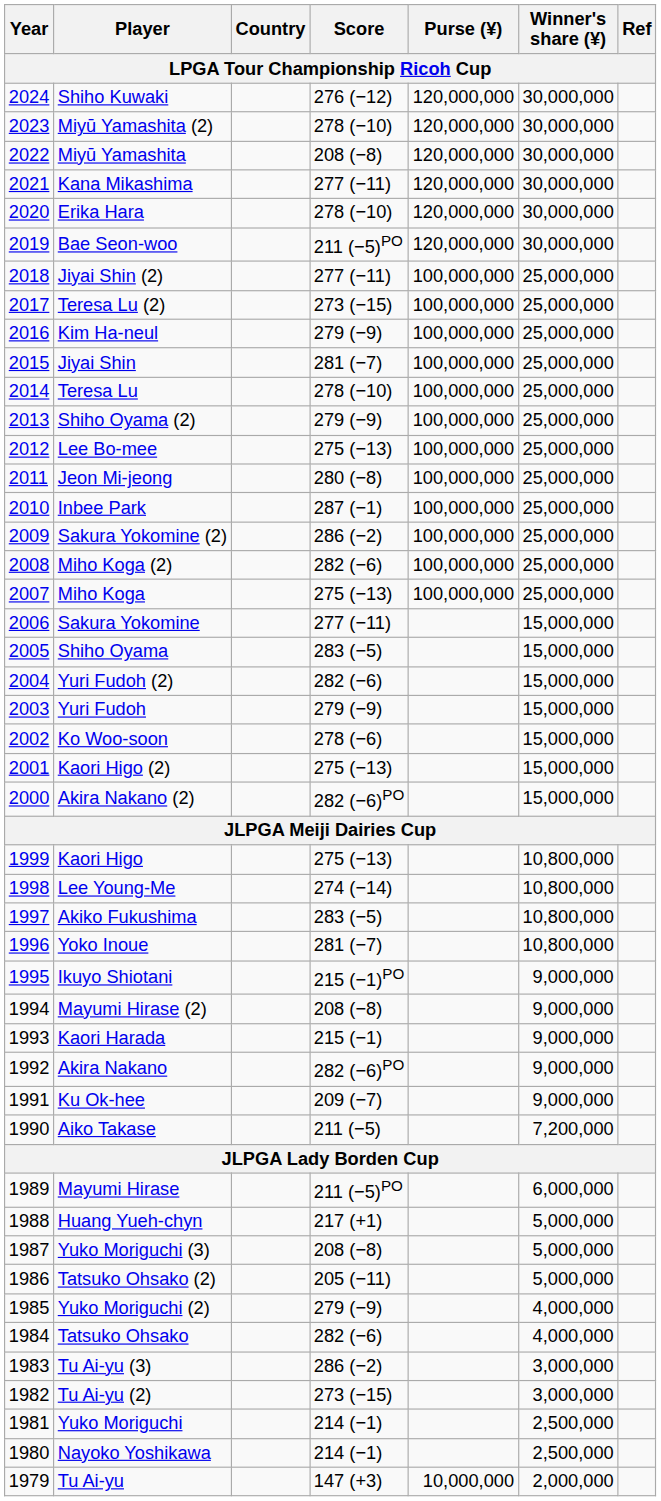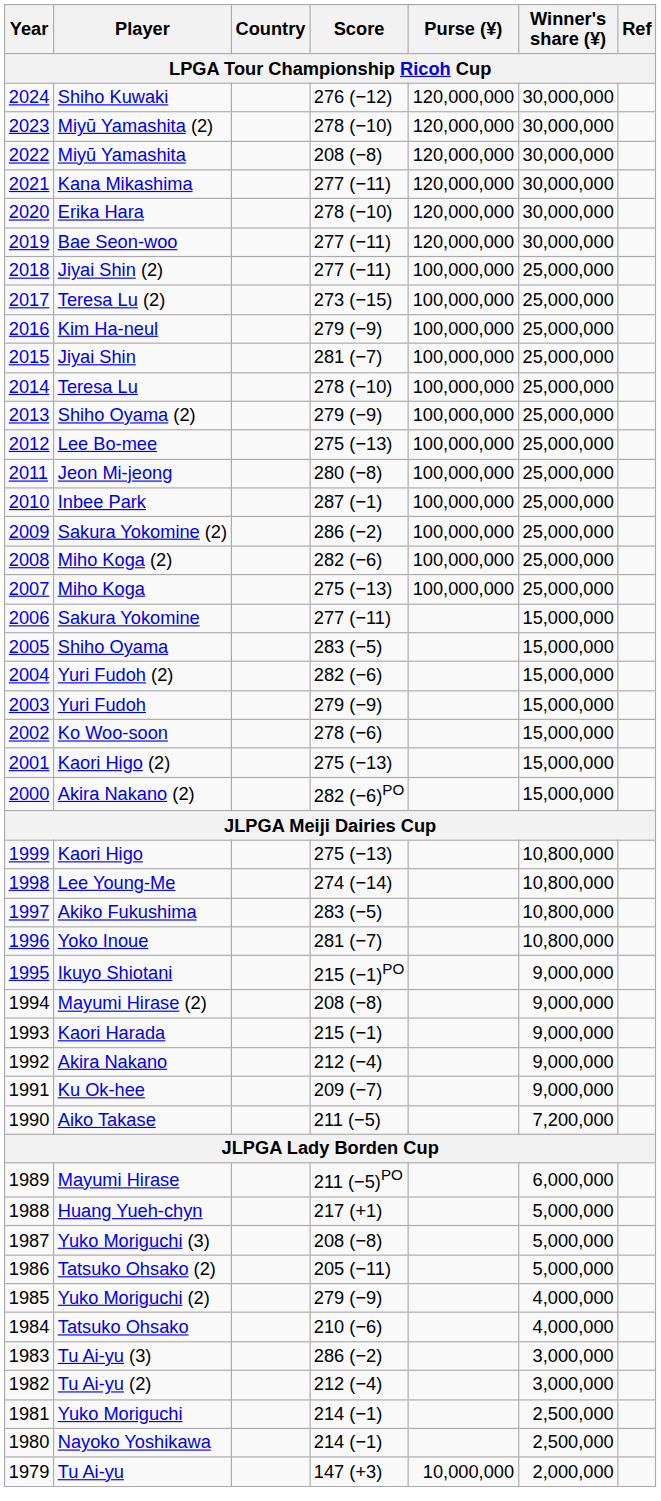(358, 244) 211 (−5)PO -> (352, 241) 277 (−11)
(359, 1069) 282 (−6)PO -> (348, 1061) 212 (−4)
(348, 1336) 282 (−6) -> (348, 1327) 210 (−6)
(353, 1394) 273 (−15) -> (348, 1384) 212 (−4)
